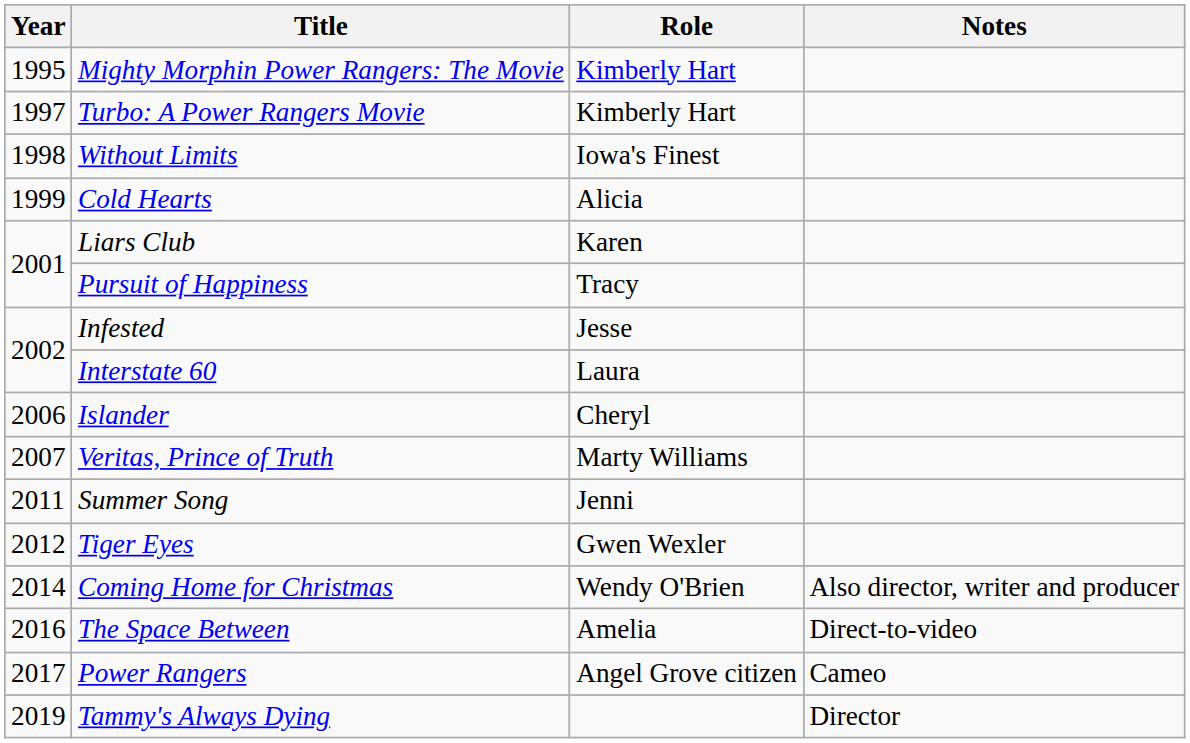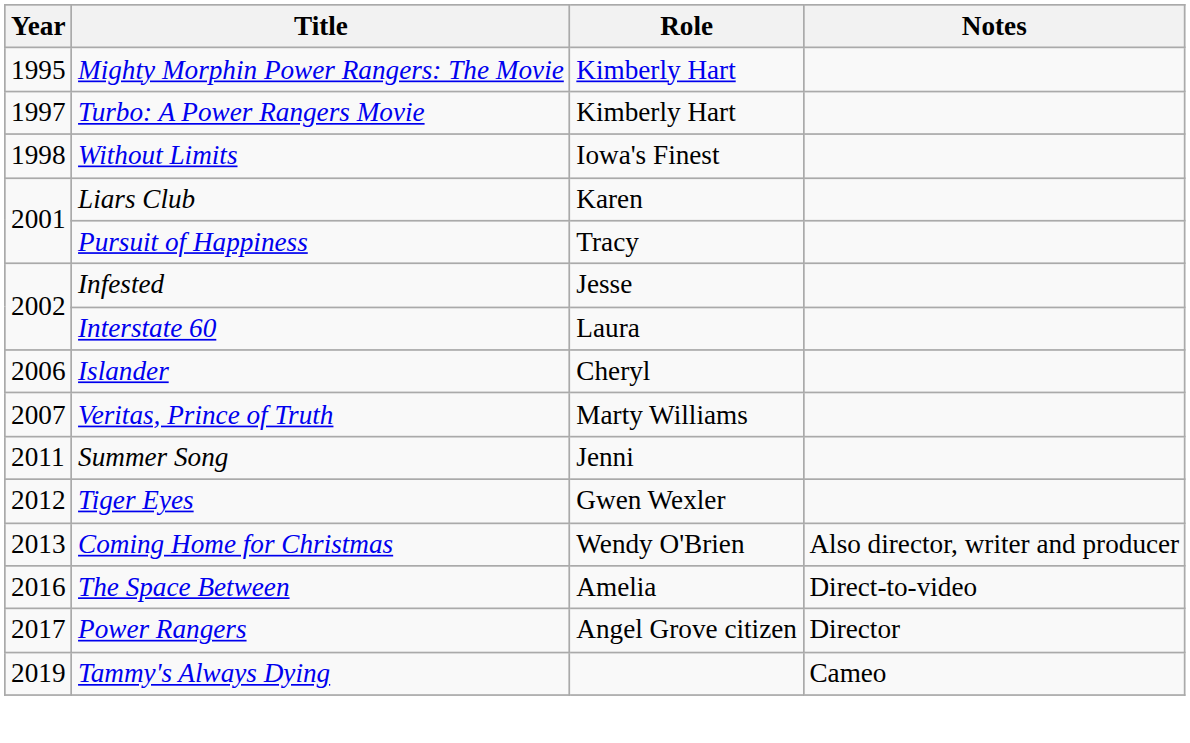- row: (145, 198)
(38, 586) 2014 -> (38, 543) 2013
(848, 673) Cameo -> (855, 629) Director
(855, 716) Director -> (848, 673) Cameo
